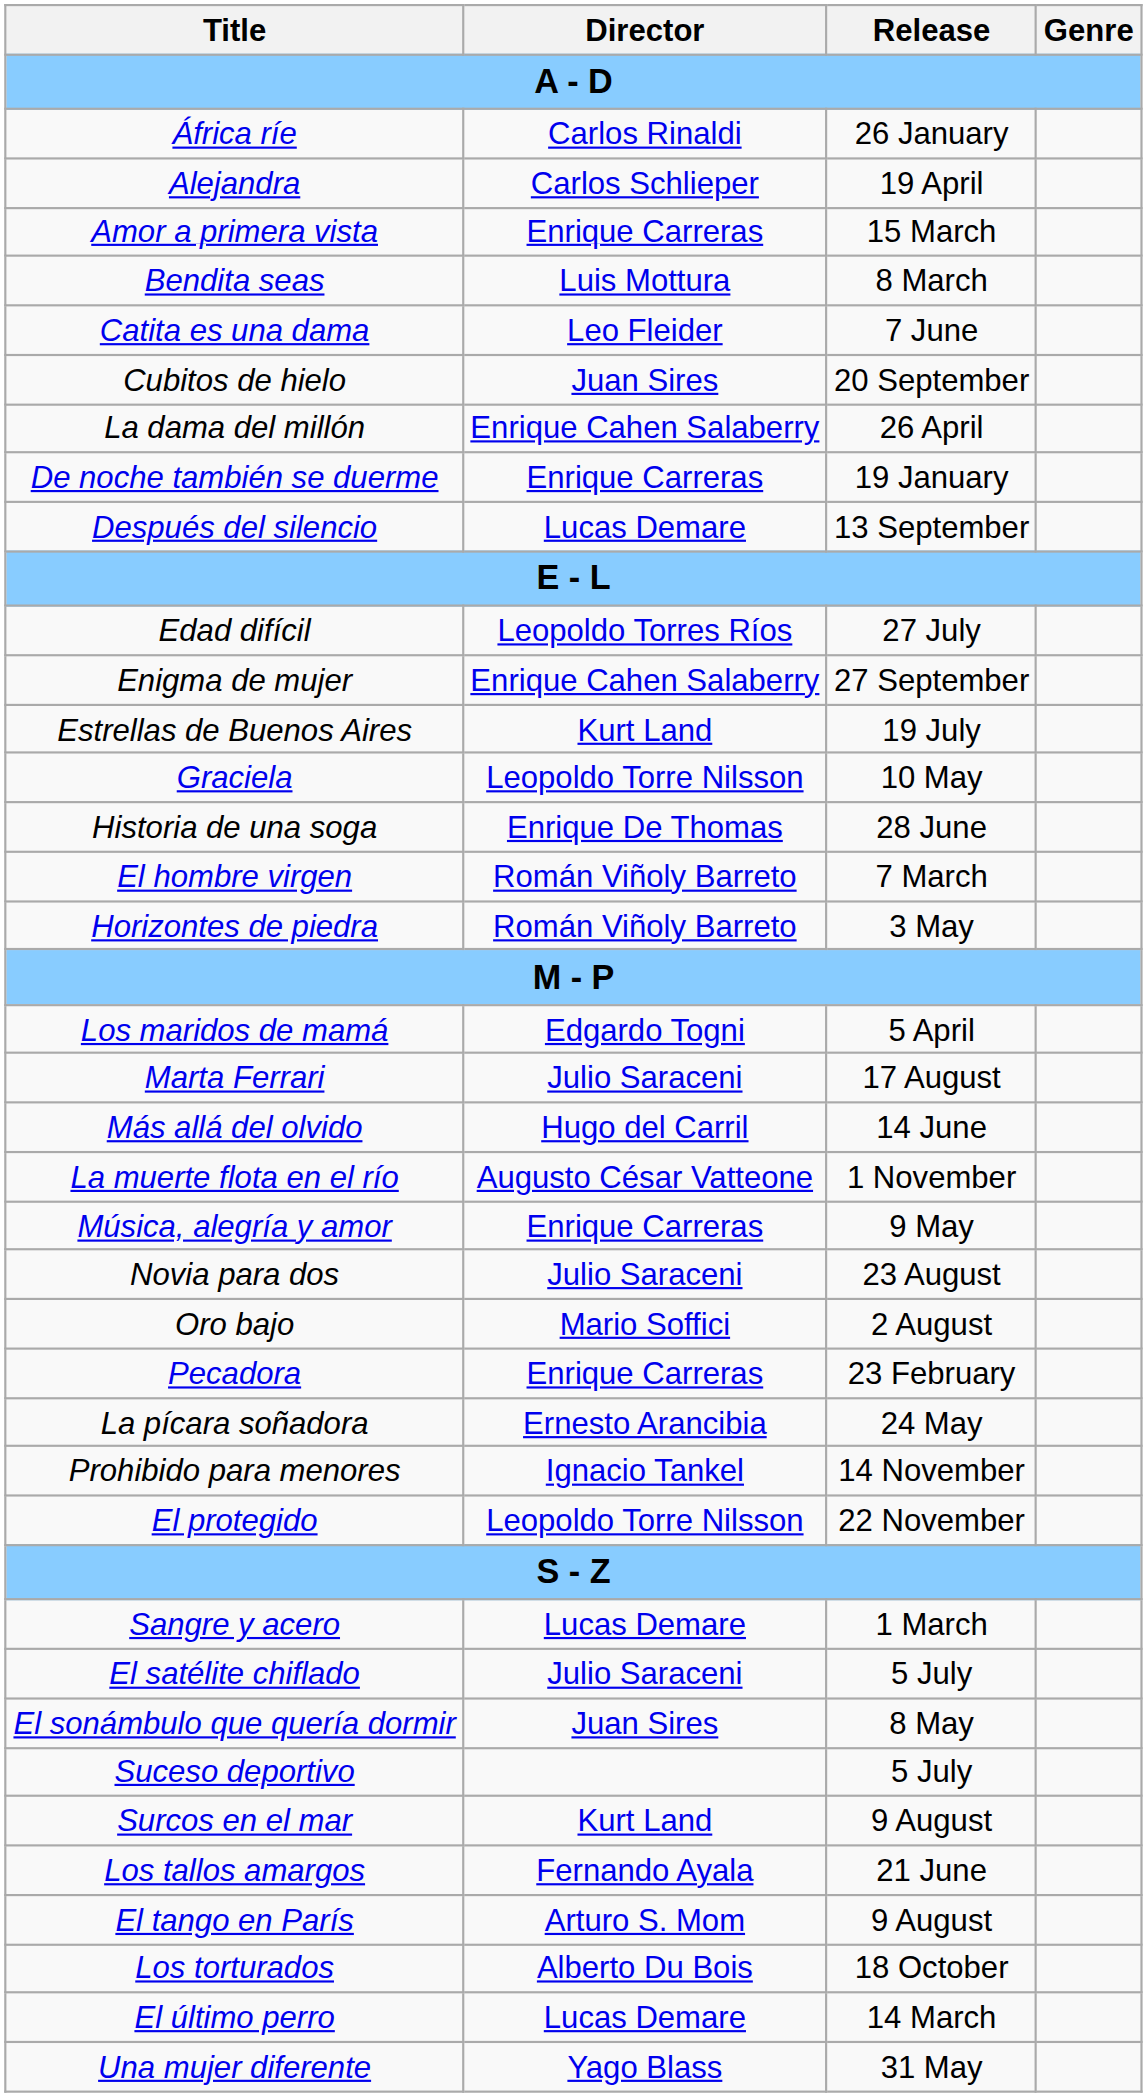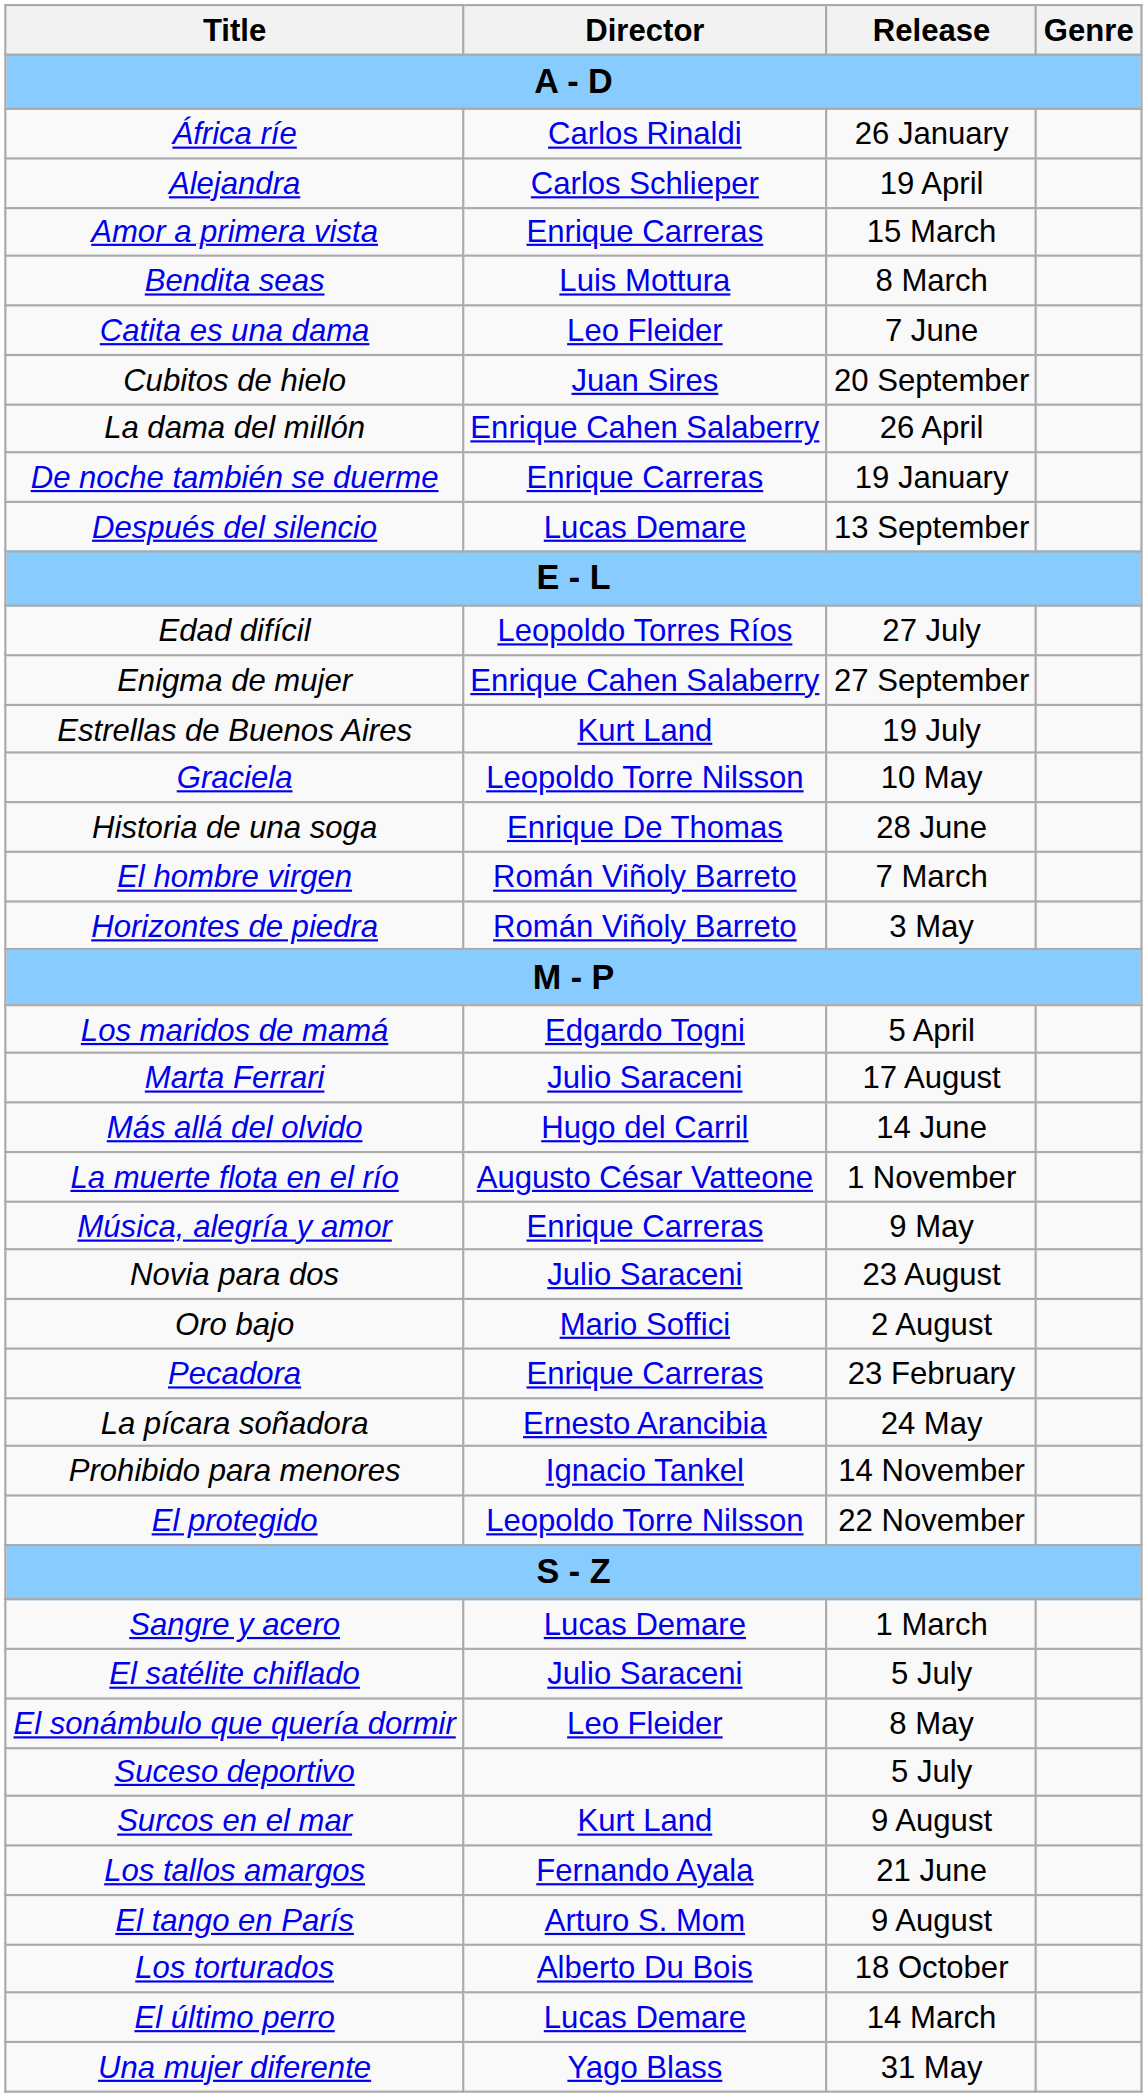(645, 1723) Juan Sires -> (645, 1723) Leo Fleider
